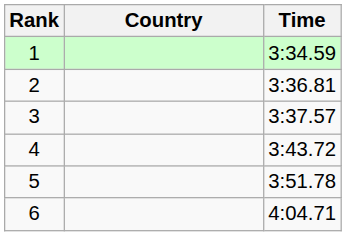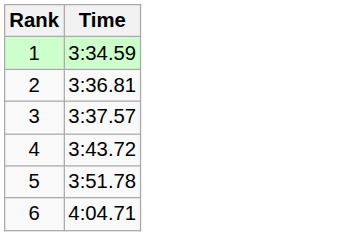- column: (164, 20)
